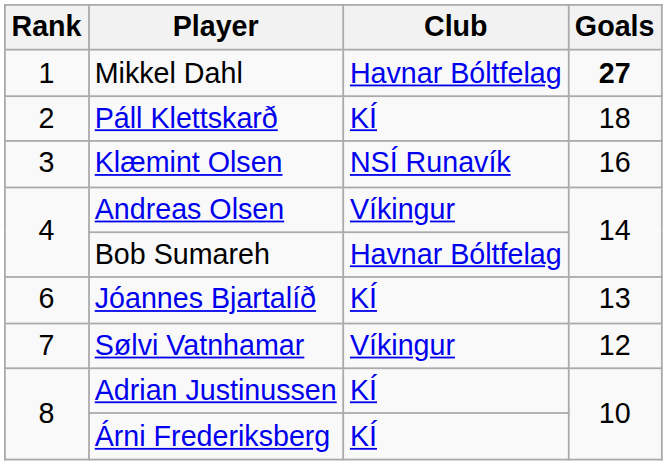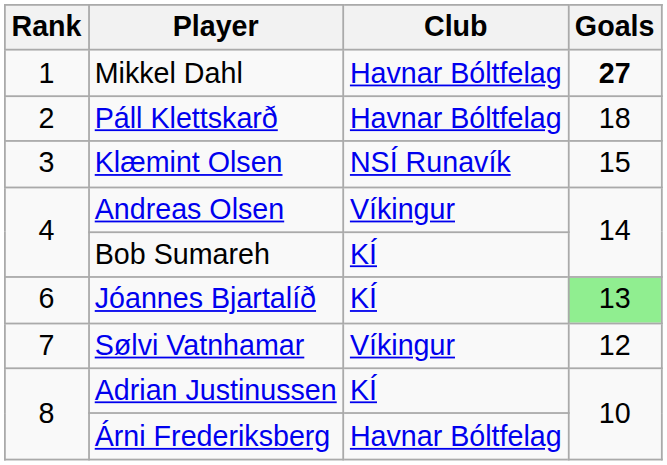(363, 118) KÍ -> (456, 118) Havnar Bóltfelag
(615, 163) 16 -> (615, 163) 15
(456, 254) Havnar Bóltfelag -> (363, 254) KÍ
(615, 299) no background -> (615, 299) lightgreen background
(363, 436) KÍ -> (456, 436) Havnar Bóltfelag
